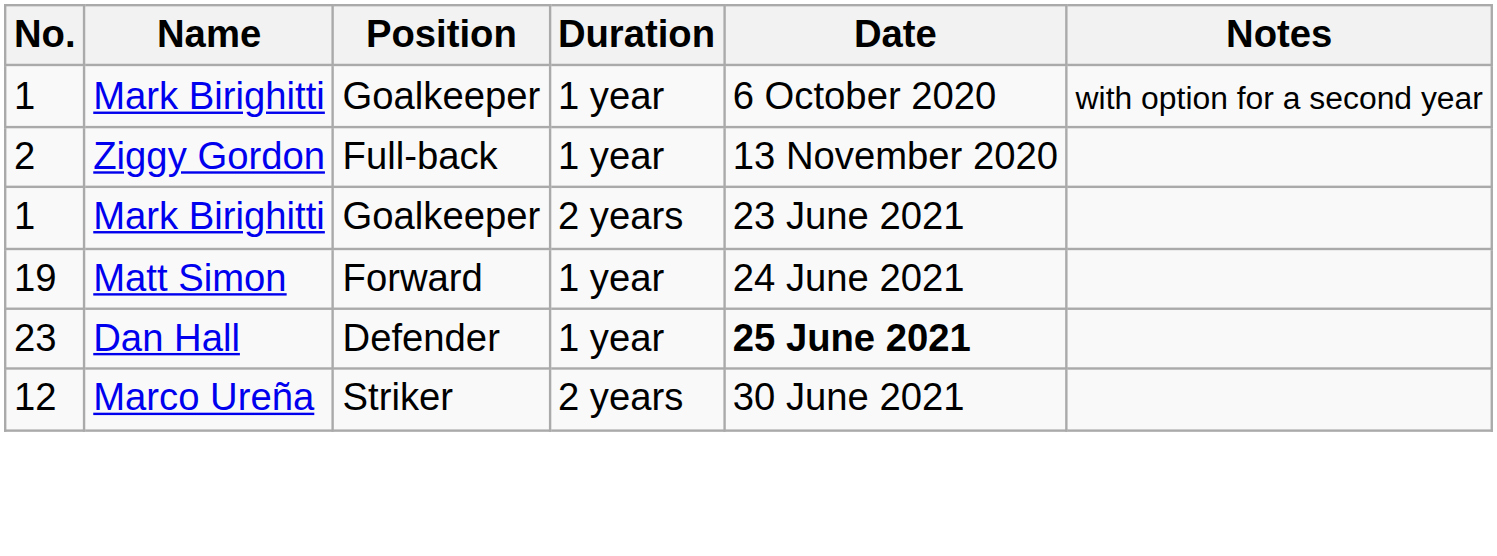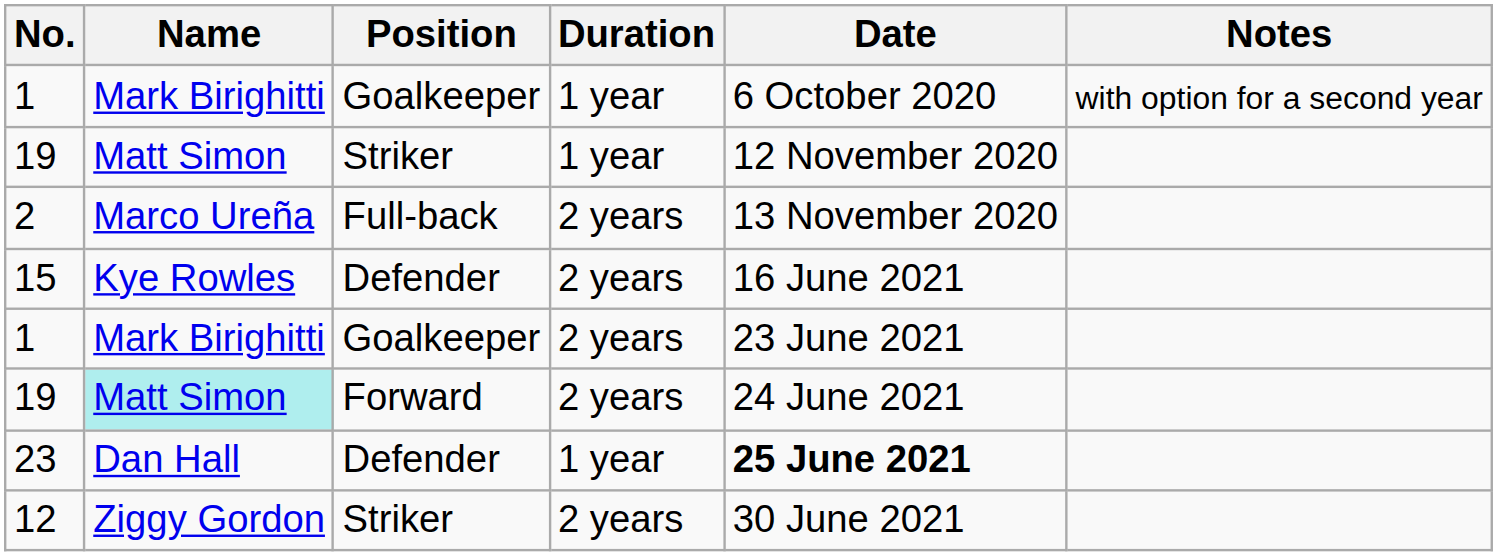+ row: (35, 156)
(209, 156) Ziggy Gordon -> (204, 216) Marco Ureña
(611, 156) 1 year -> (621, 216) 2 years
+ row: (35, 277)
(190, 277) no background -> (190, 398) paleturquoise background
(611, 277) 1 year -> (621, 398) 2 years
(204, 398) Marco Ureña -> (209, 519) Ziggy Gordon
